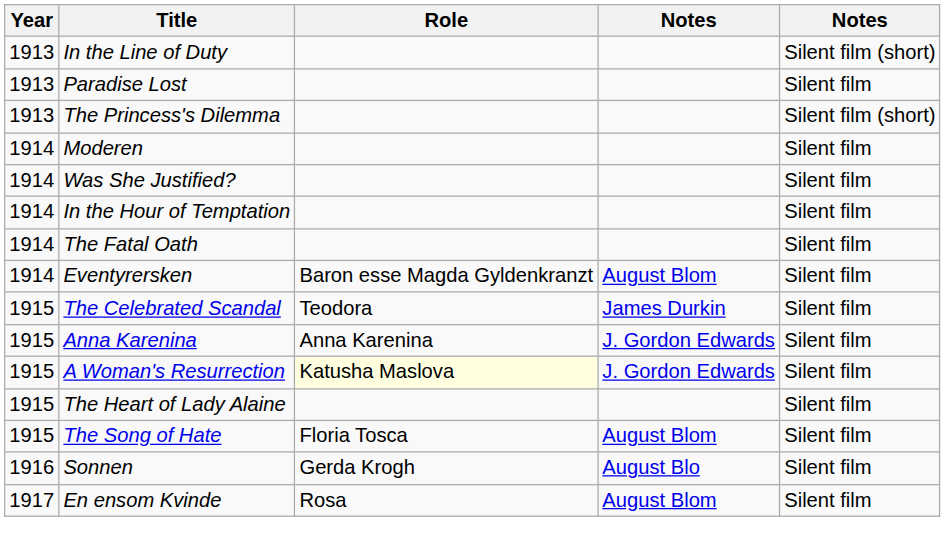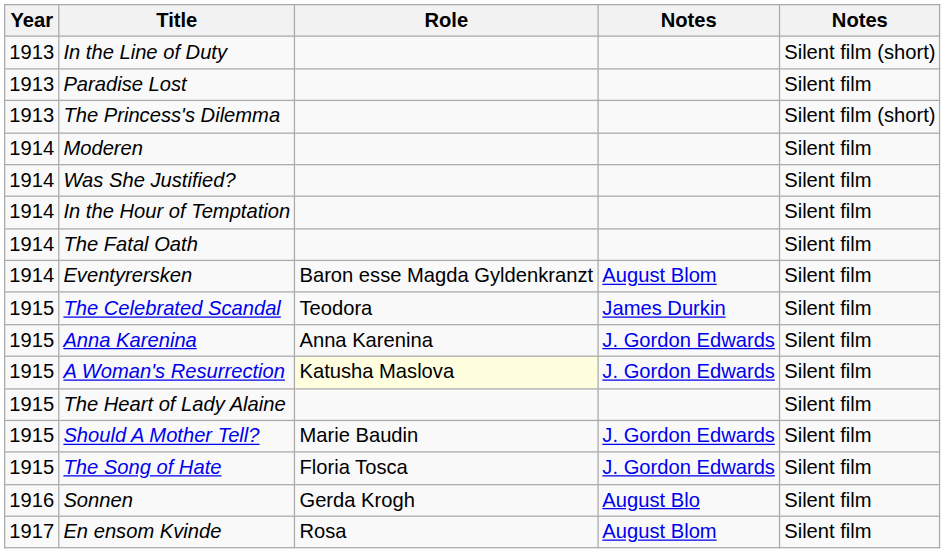+ row: (161, 436)
(660, 436) August Blom -> (689, 468) J. Gordon Edwards
